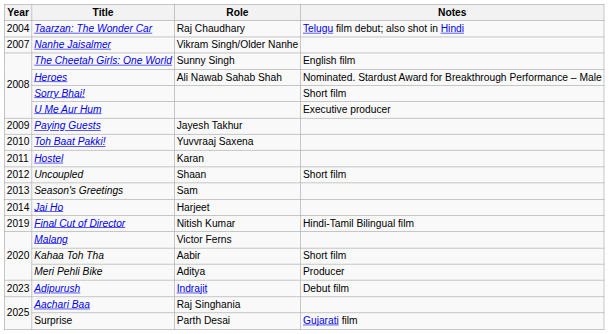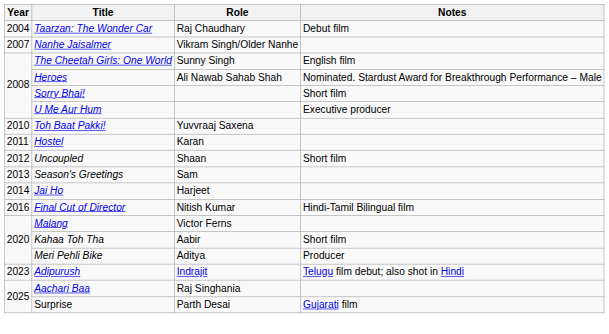(384, 28) Telugu film debut; also shot in Hindi -> (326, 28) Debut film
- row: (67, 126)
(18, 223) 2019 -> (18, 207) 2016
(326, 288) Debut film -> (384, 272) Telugu film debut; also shot in Hindi
